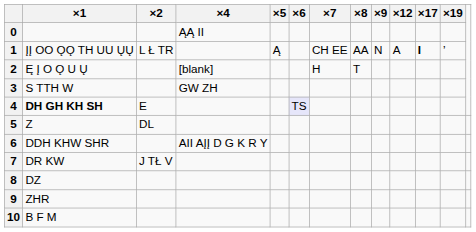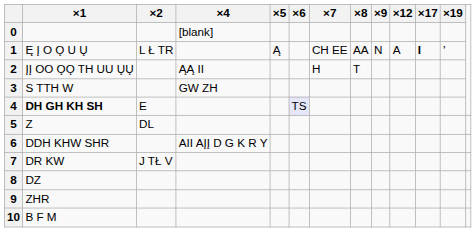(191, 32) ĄĄ II -> (196, 32) [blank]
(80, 50) ĮĮ OO ǪǪ TH UU ŲŲ -> (57, 50) Ę Į O Ǫ U Ų
(57, 69) Ę Į O Ǫ U Ų -> (80, 69) ĮĮ OO ǪǪ TH UU ŲŲ
(196, 69) [blank] -> (191, 69) ĄĄ II
